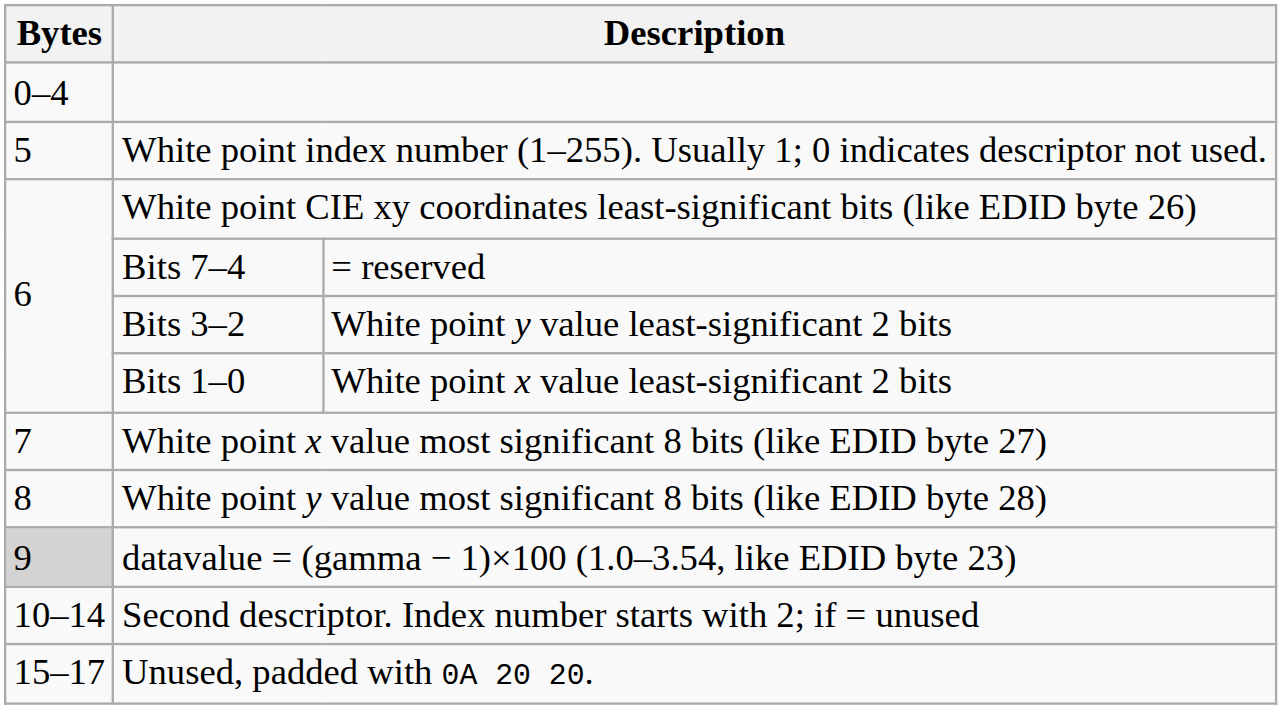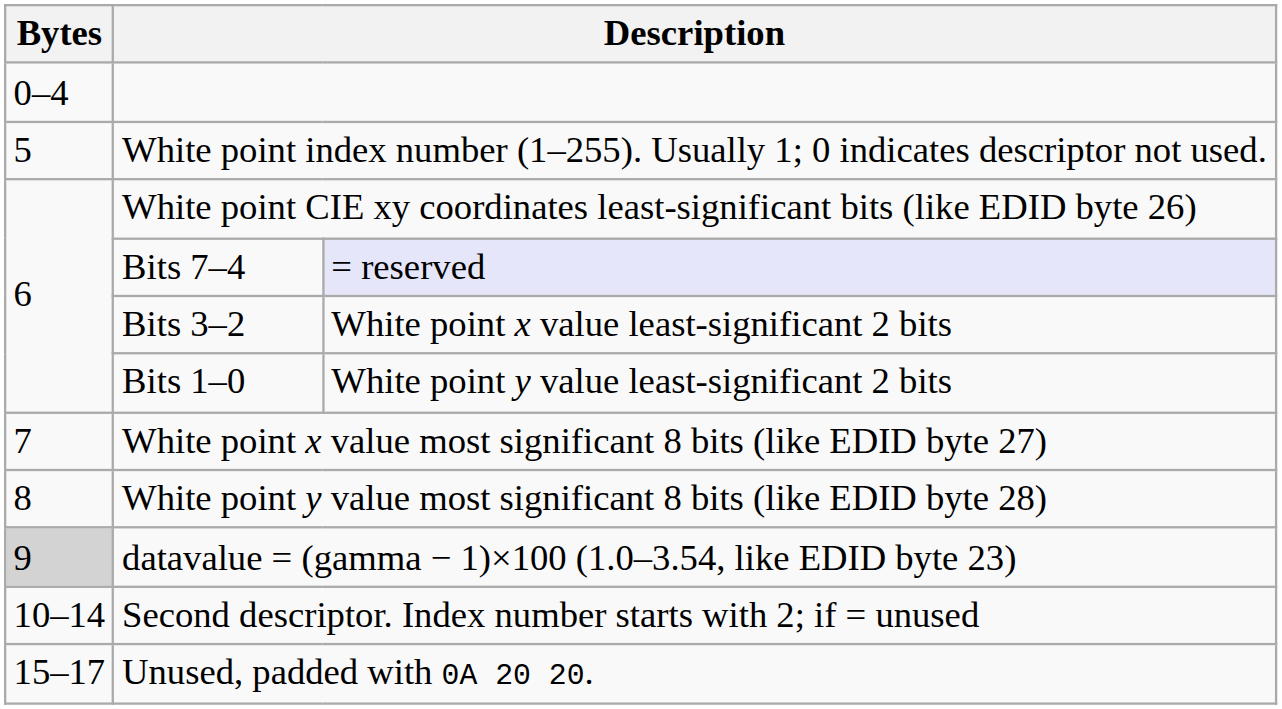(408, 265) no background -> (408, 265) lavender background
(642, 324) White point y value least-significant 2 bits -> (642, 324) White point x value least-significant 2 bits
(642, 382) White point x value least-significant 2 bits -> (642, 382) White point y value least-significant 2 bits
